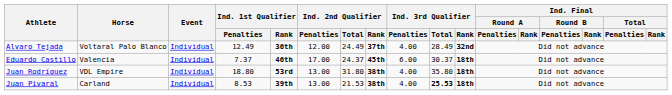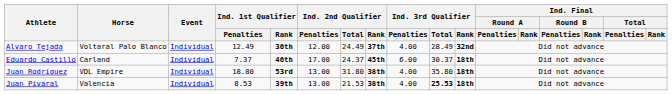(97, 59) Valencia -> (95, 59) Carland
(95, 83) Carland -> (97, 83) Valencia
